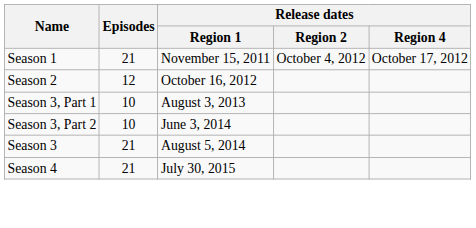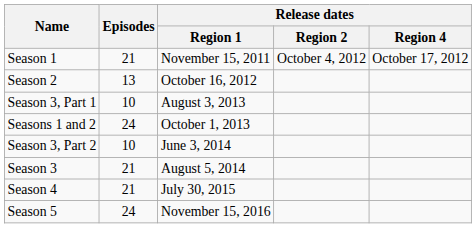(129, 80) 12 -> (129, 80) 13
+ row: (52, 124)
+ row: (32, 211)
